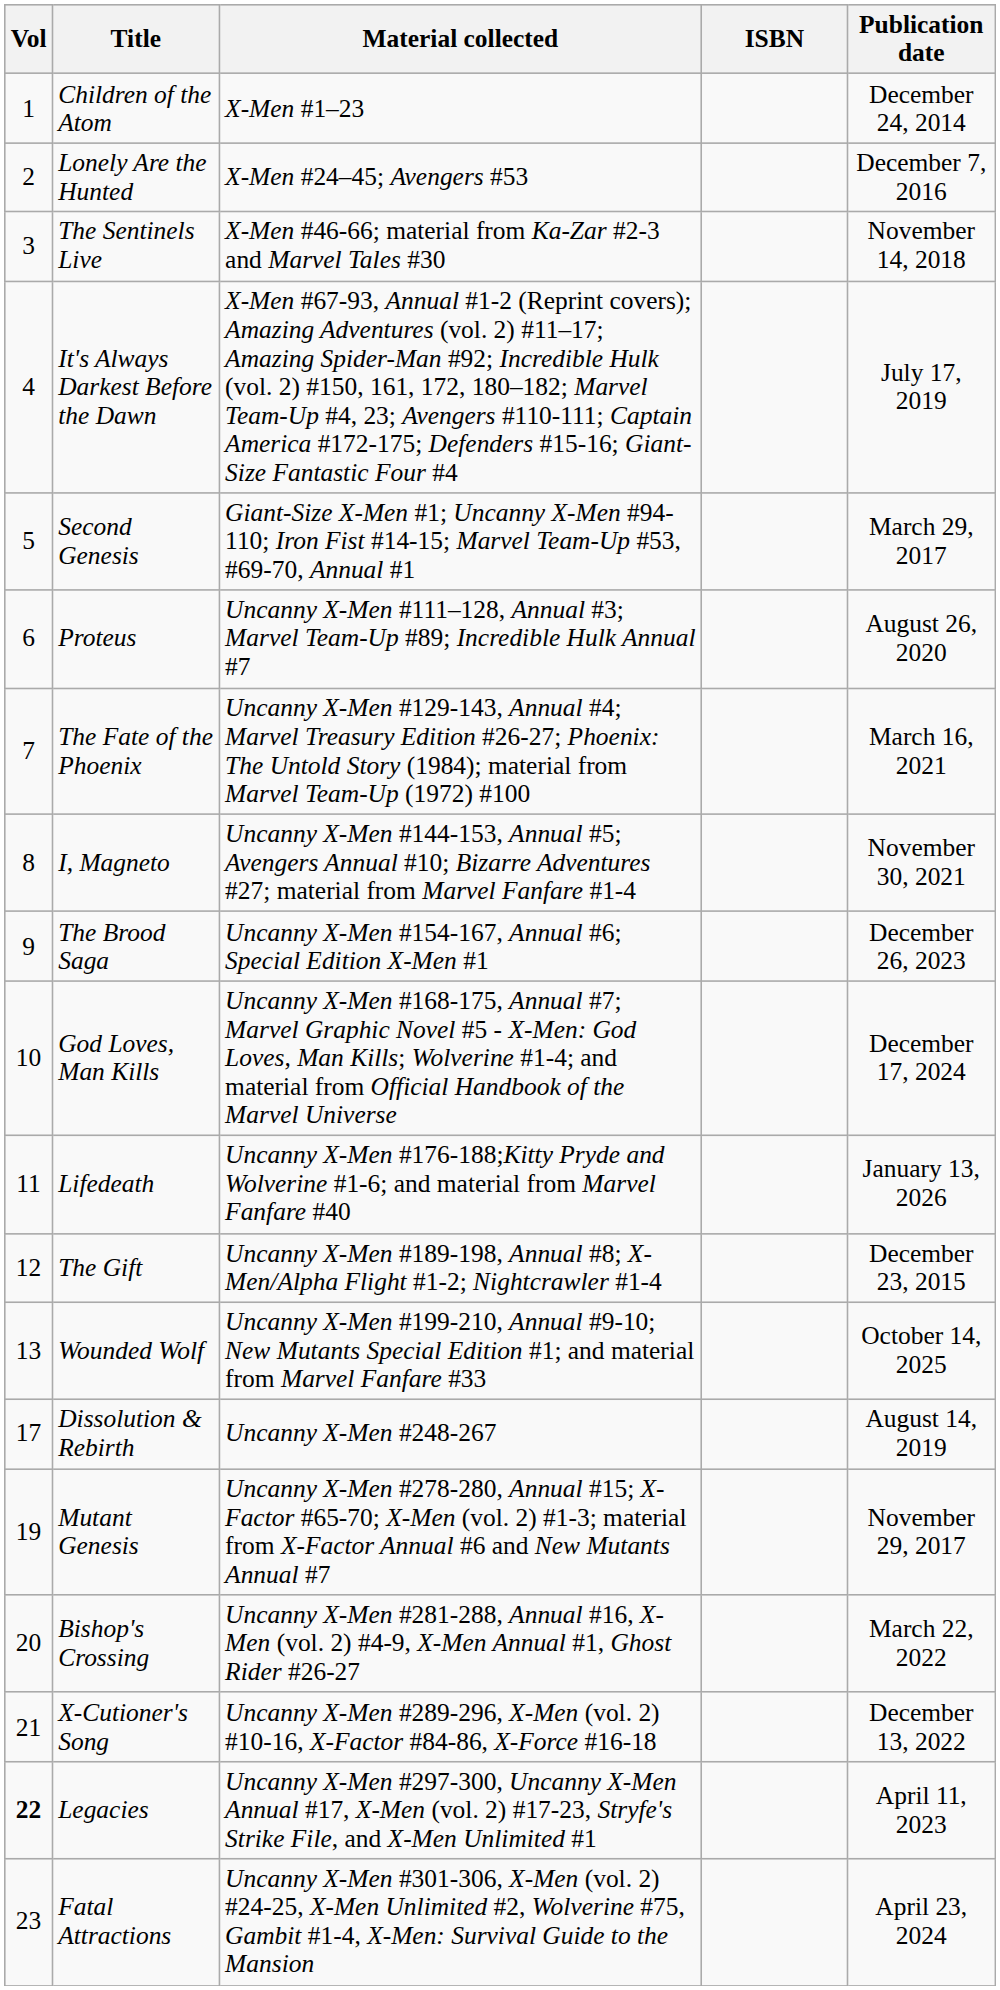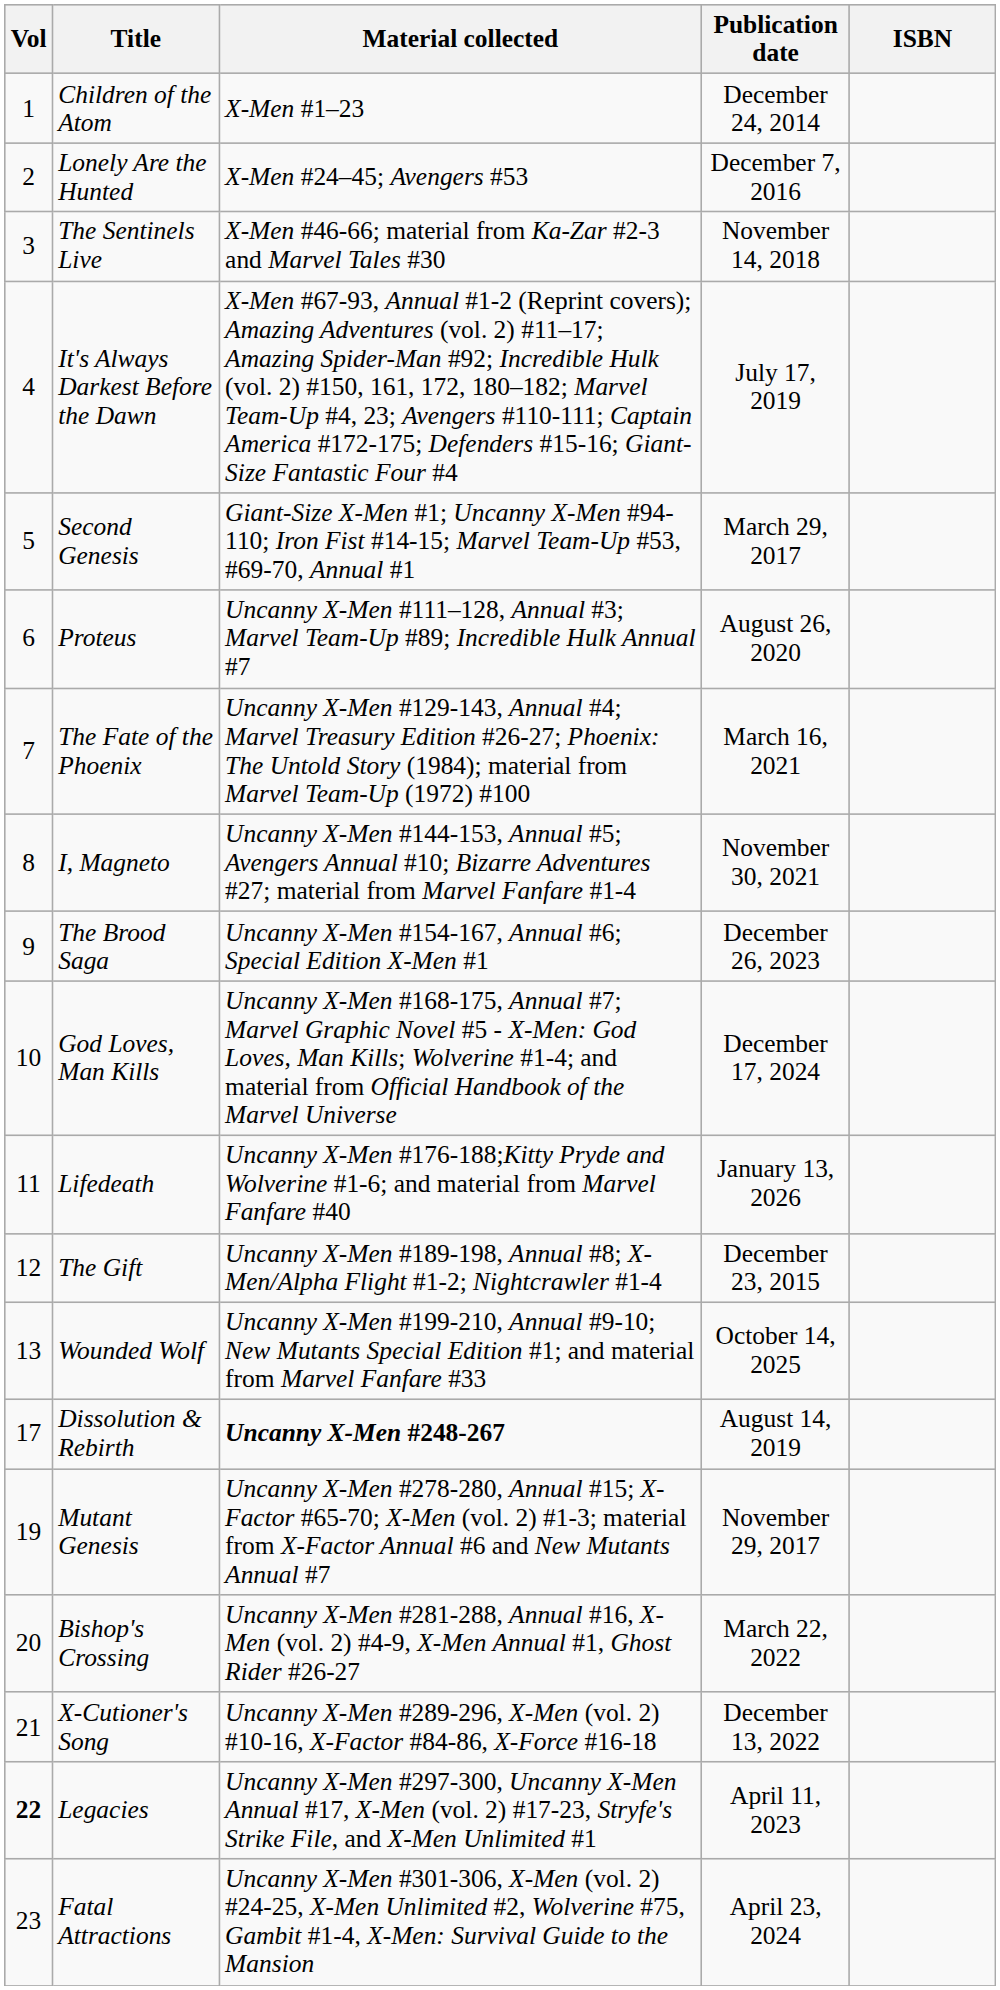columns swapped: (921, 38) <-> (774, 38)
(361, 1433) normal -> (365, 1433) bold
